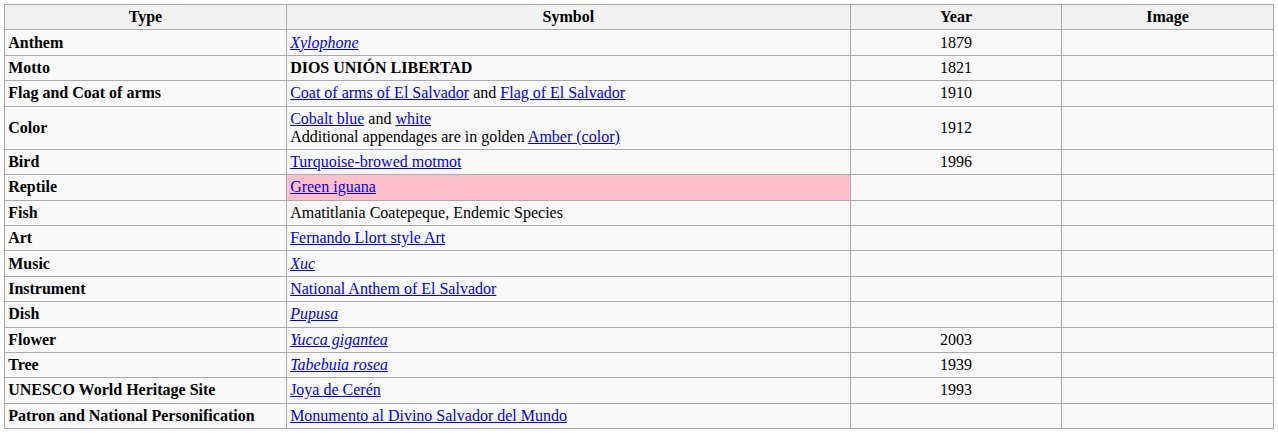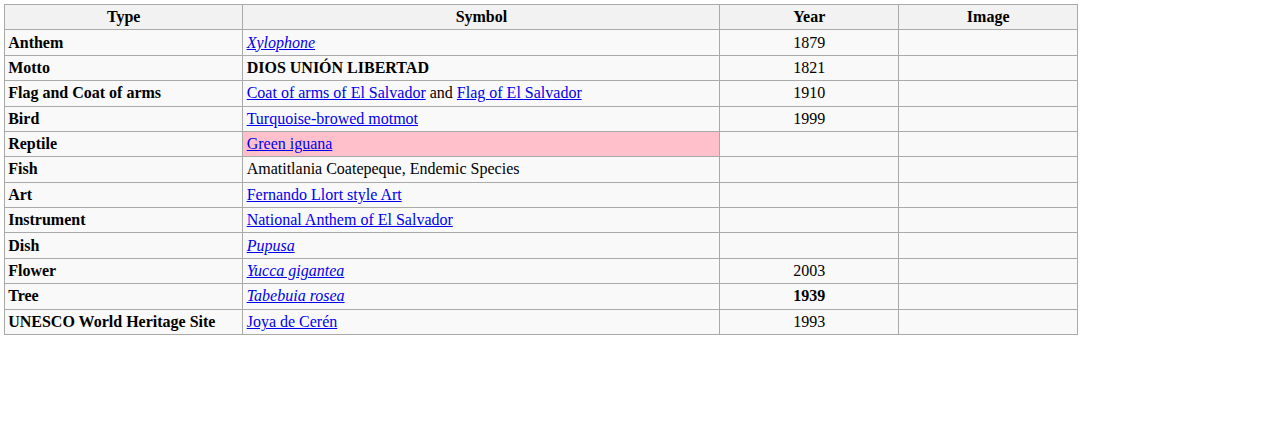- row: (28, 127)
(956, 162) 1996 -> (809, 118) 1999
- row: (29, 263)
(956, 365) normal -> (809, 296) bold
- row: (131, 415)
